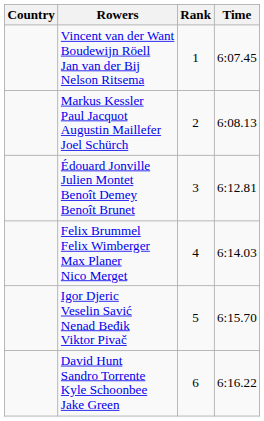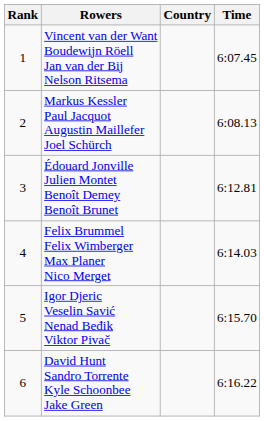columns swapped: (196, 14) <-> (31, 14)
